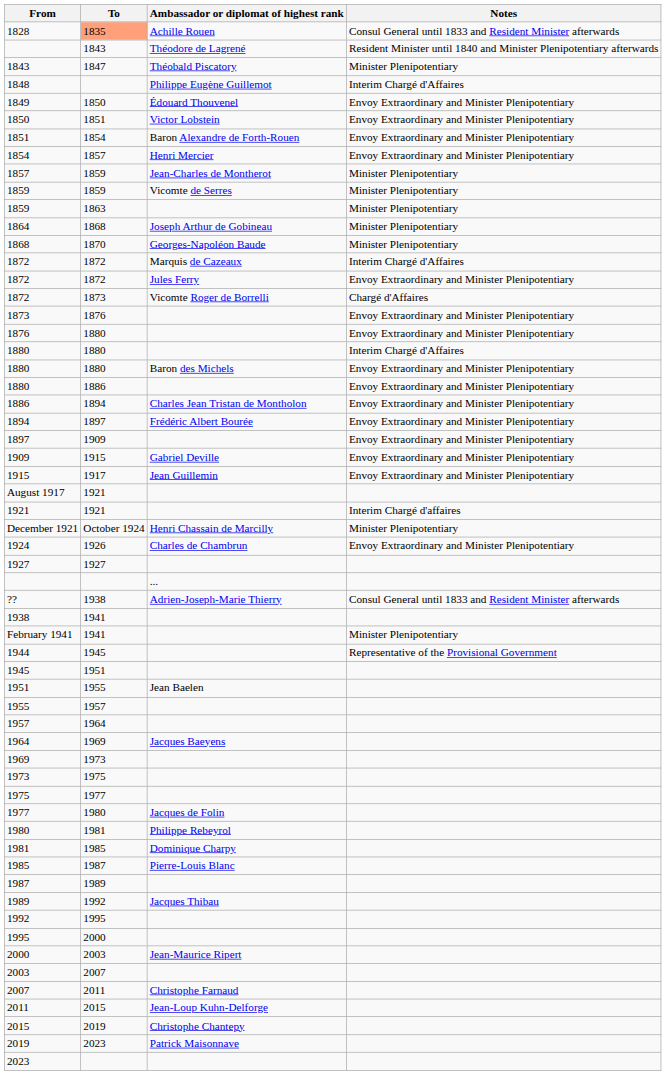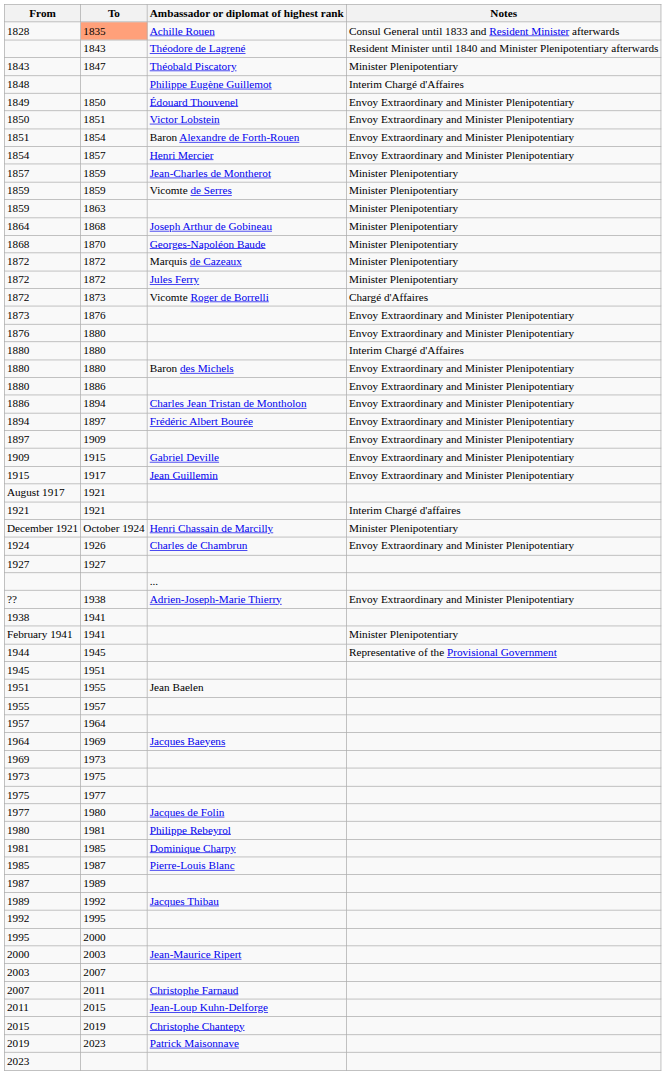(406, 262) Interim Chargé d'Affaires -> (404, 262) Minister Plenipotentiary
(462, 279) Envoy Extraordinary and Minister Plenipotentiary -> (404, 279) Minister Plenipotentiary
(484, 599) Consul General until 1833 and Resident Minister afterwards -> (462, 599) Envoy Extraordinary and Minister Plenipotentiary
